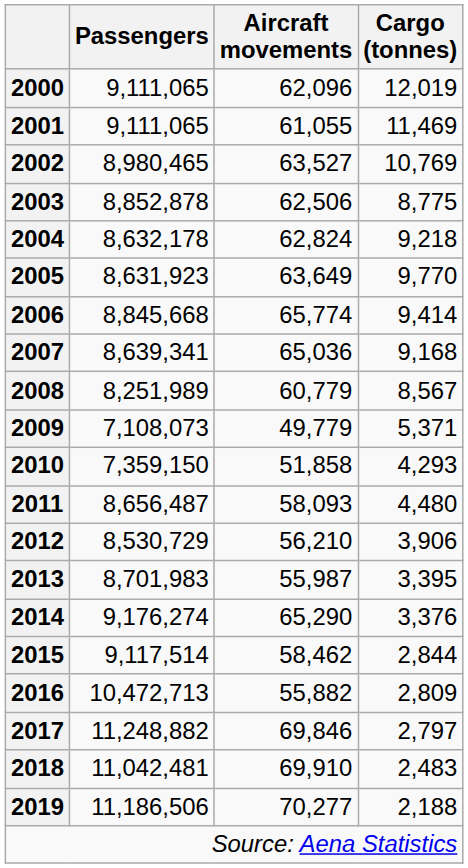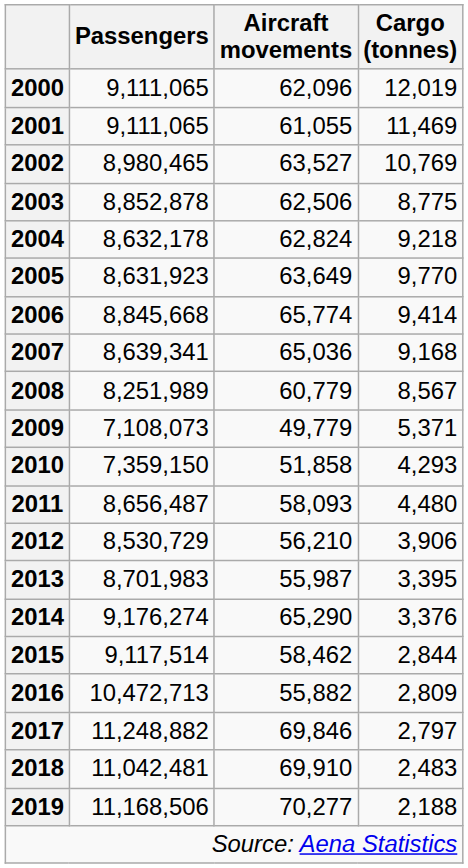(150, 806) 11,186,506 -> (150, 806) 11,168,506
